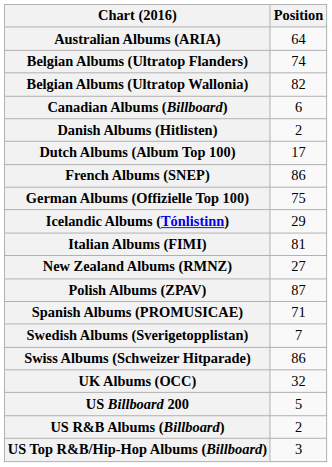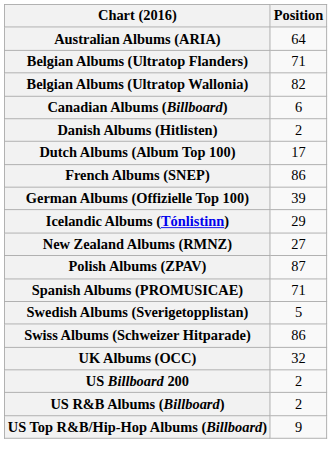(298, 61) 74 -> (298, 61) 71
(298, 198) 75 -> (298, 198) 39
- row: (137, 244)
(298, 335) 7 -> (298, 312) 5
(298, 404) 5 -> (298, 381) 2
(298, 449) 3 -> (298, 426) 9
